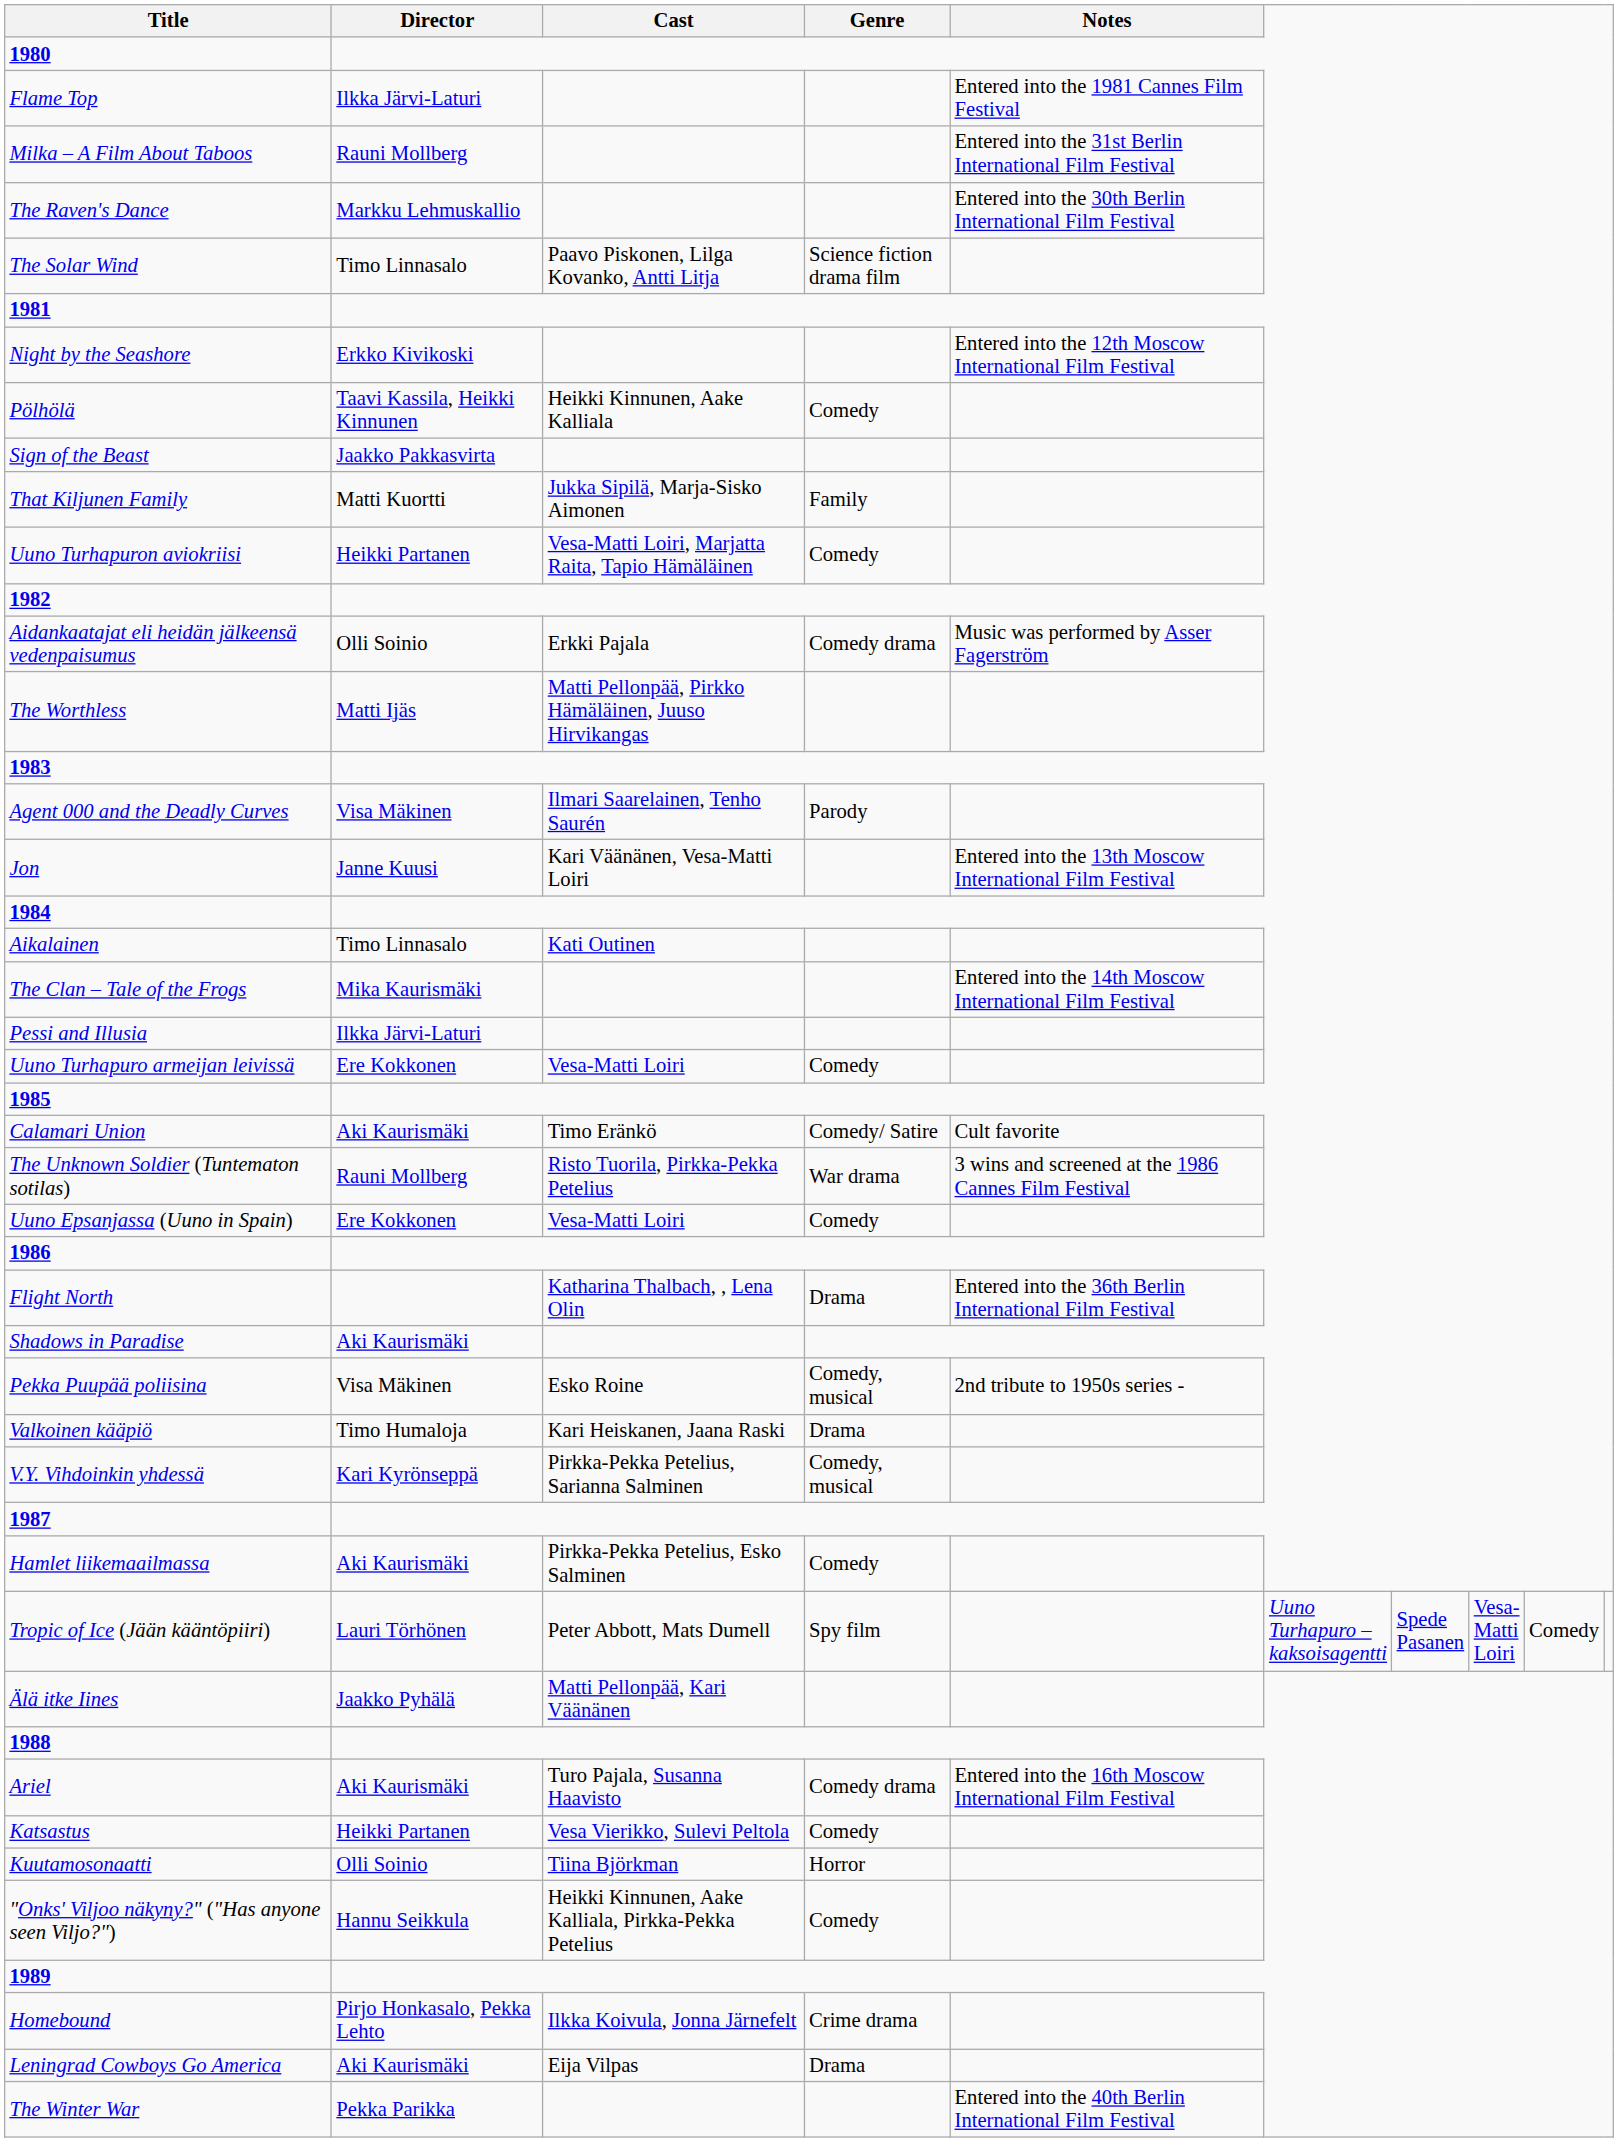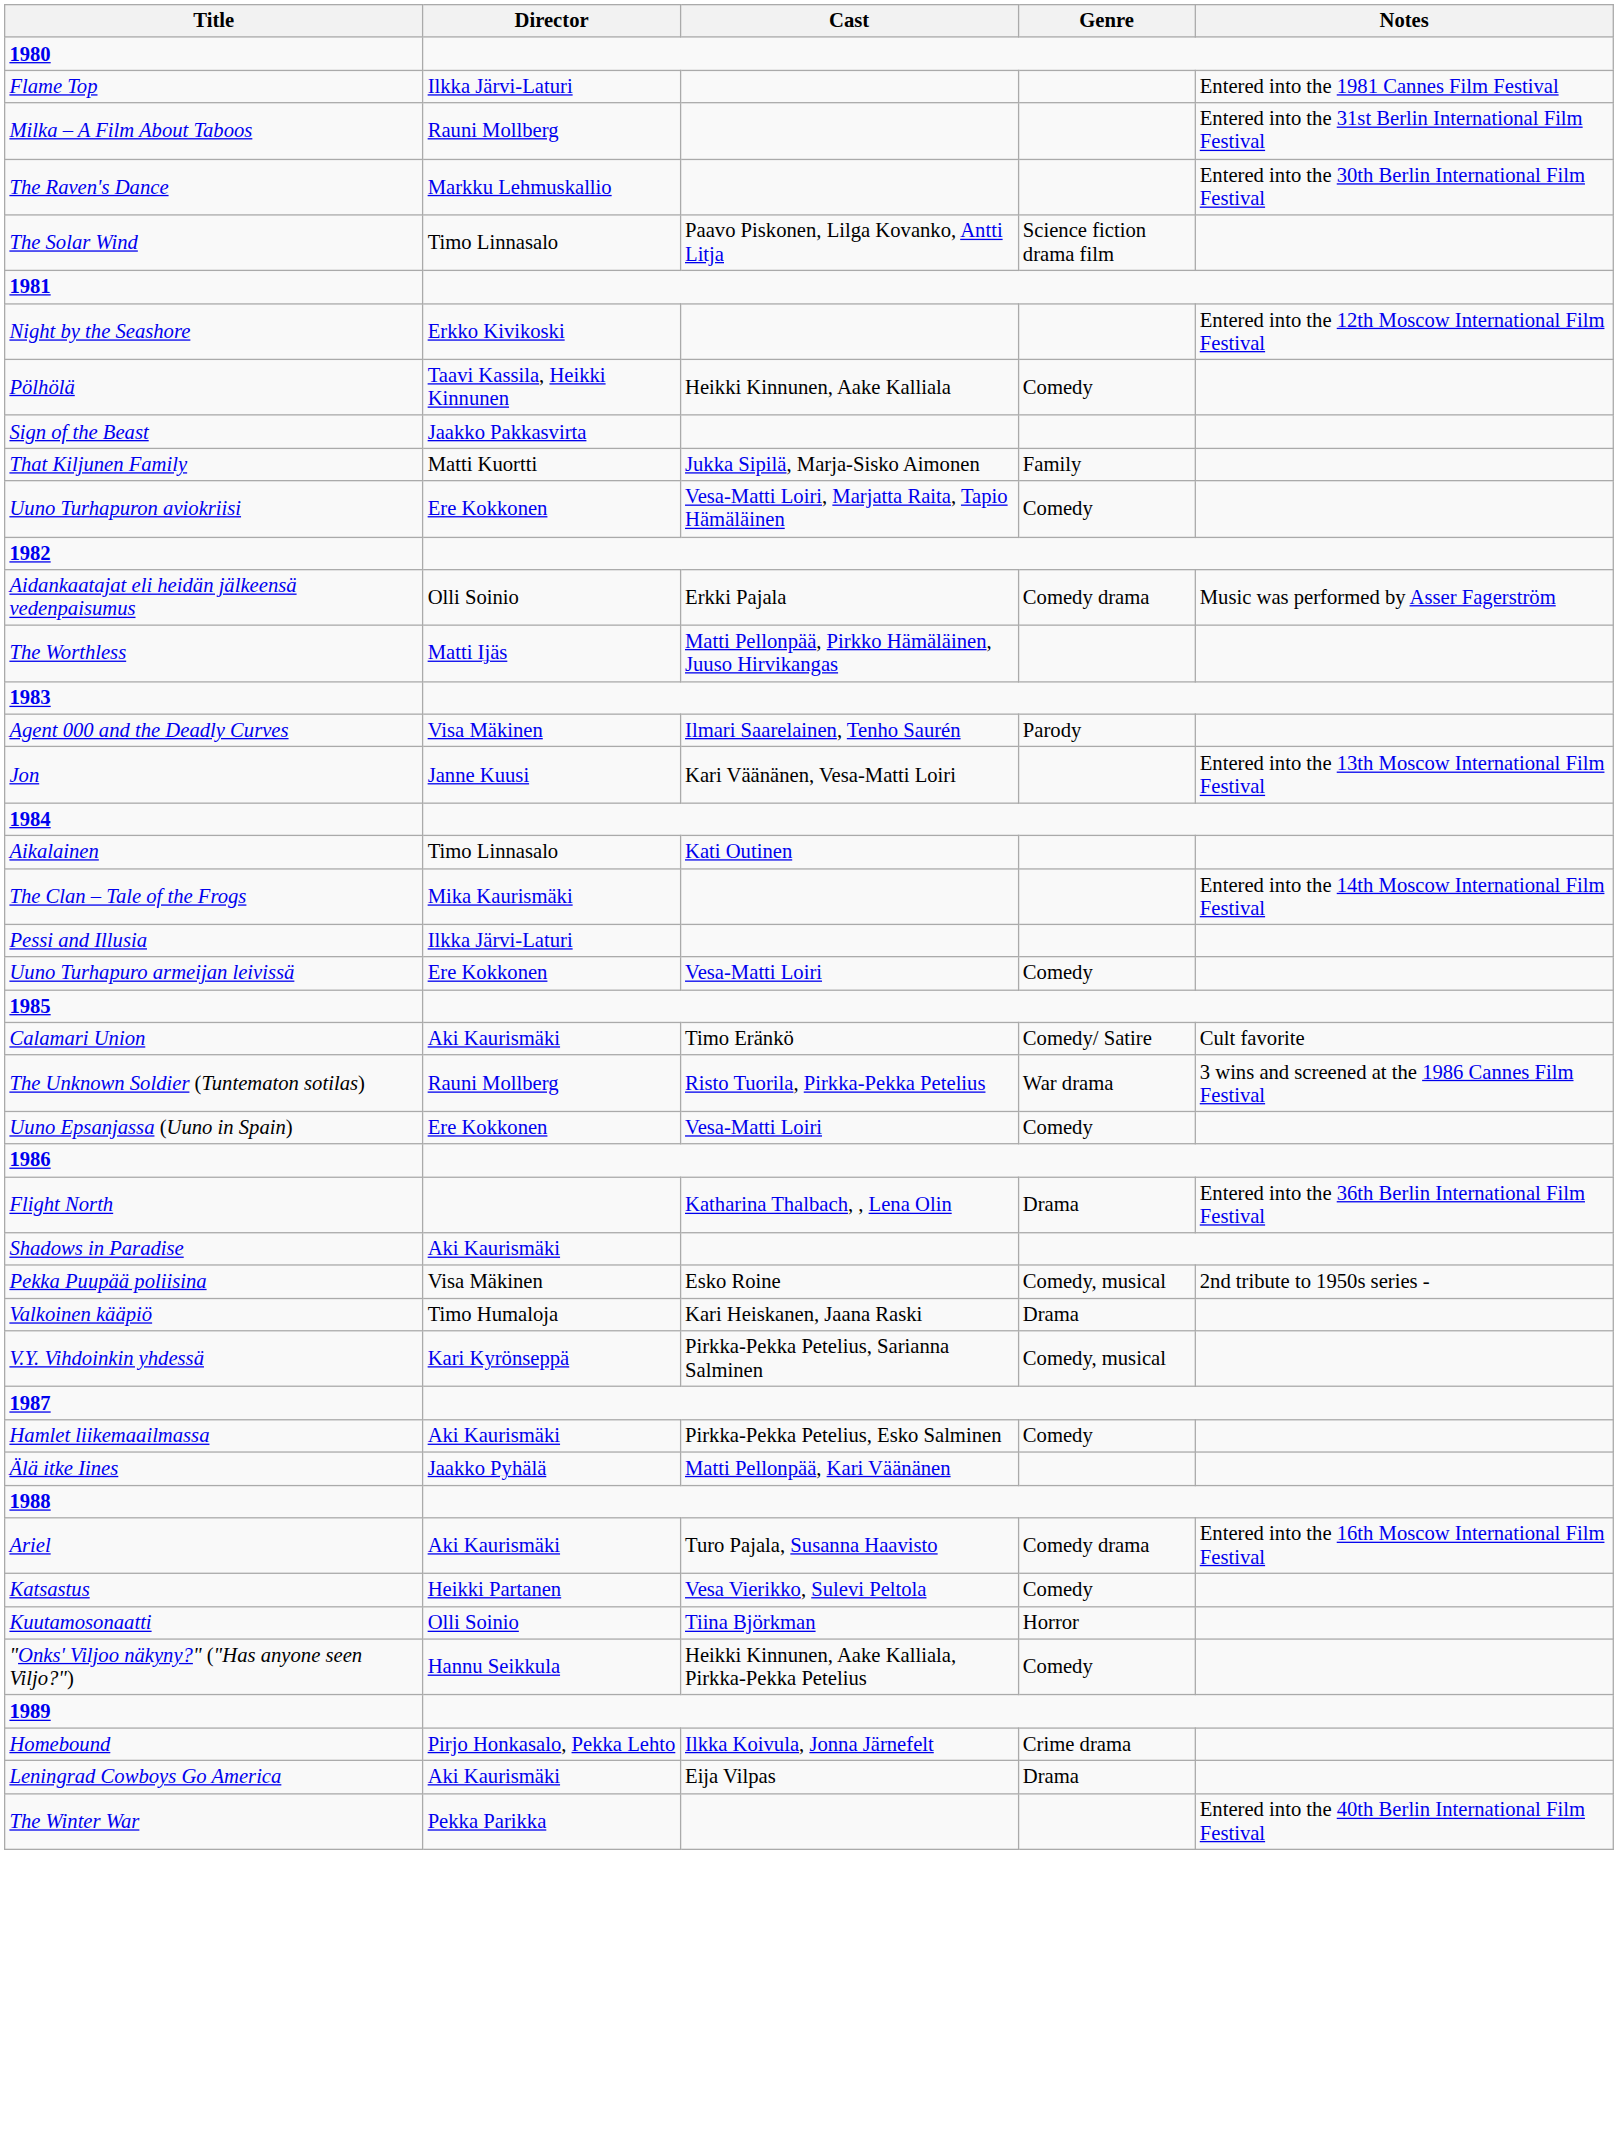(403, 555) Heikki Partanen -> (488, 508) Ere Kokkonen
- row: (140, 1630)
